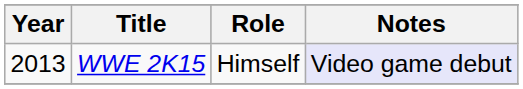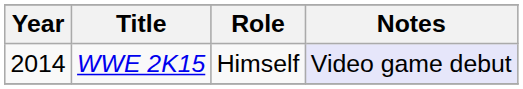(38, 63) 2013 -> (38, 63) 2014
